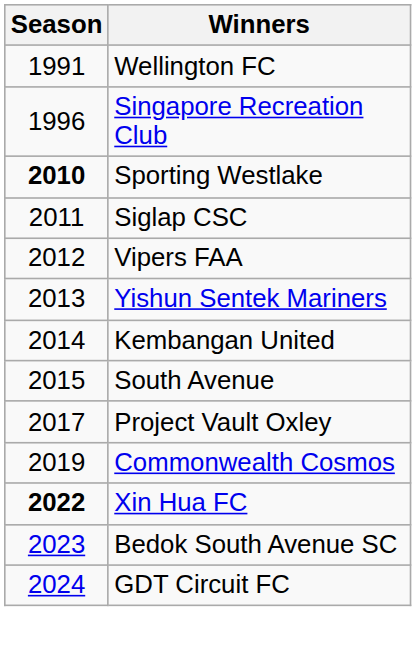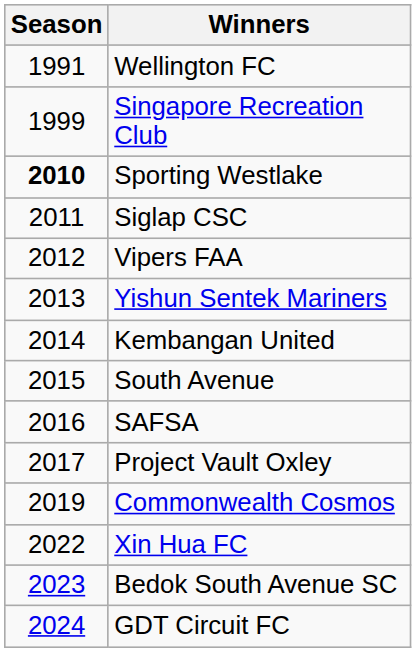(57, 121) 1996 -> (57, 121) 1999
+ row: (156, 421)
(57, 503) bold -> (57, 544) normal
